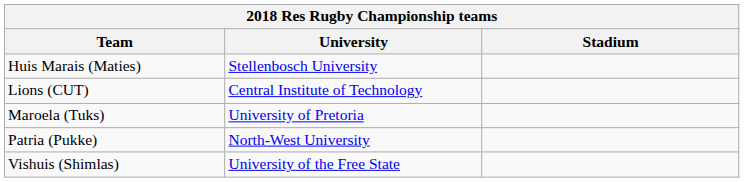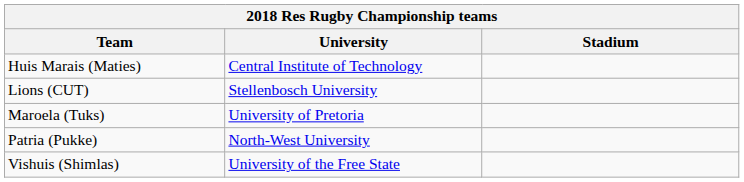(303, 66) Stellenbosch University -> (325, 66) Central Institute of Technology
(325, 90) Central Institute of Technology -> (303, 90) Stellenbosch University
